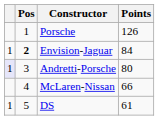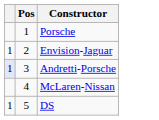- column: (136, 13)
(26, 50) bold -> (26, 50) normal
